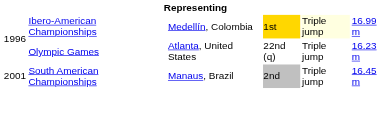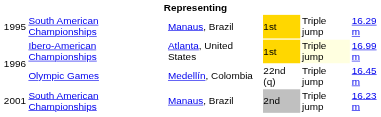+ row: (15, 26)
(210, 26) Medellín, Colombia -> (201, 51) Atlanta, United States
(201, 51) Atlanta, United States -> (210, 76) Medellín, Colombia
(364, 51) 16.23 m -> (364, 76) 16.45 m
(364, 76) 16.45 m -> (364, 101) 16.23 m
